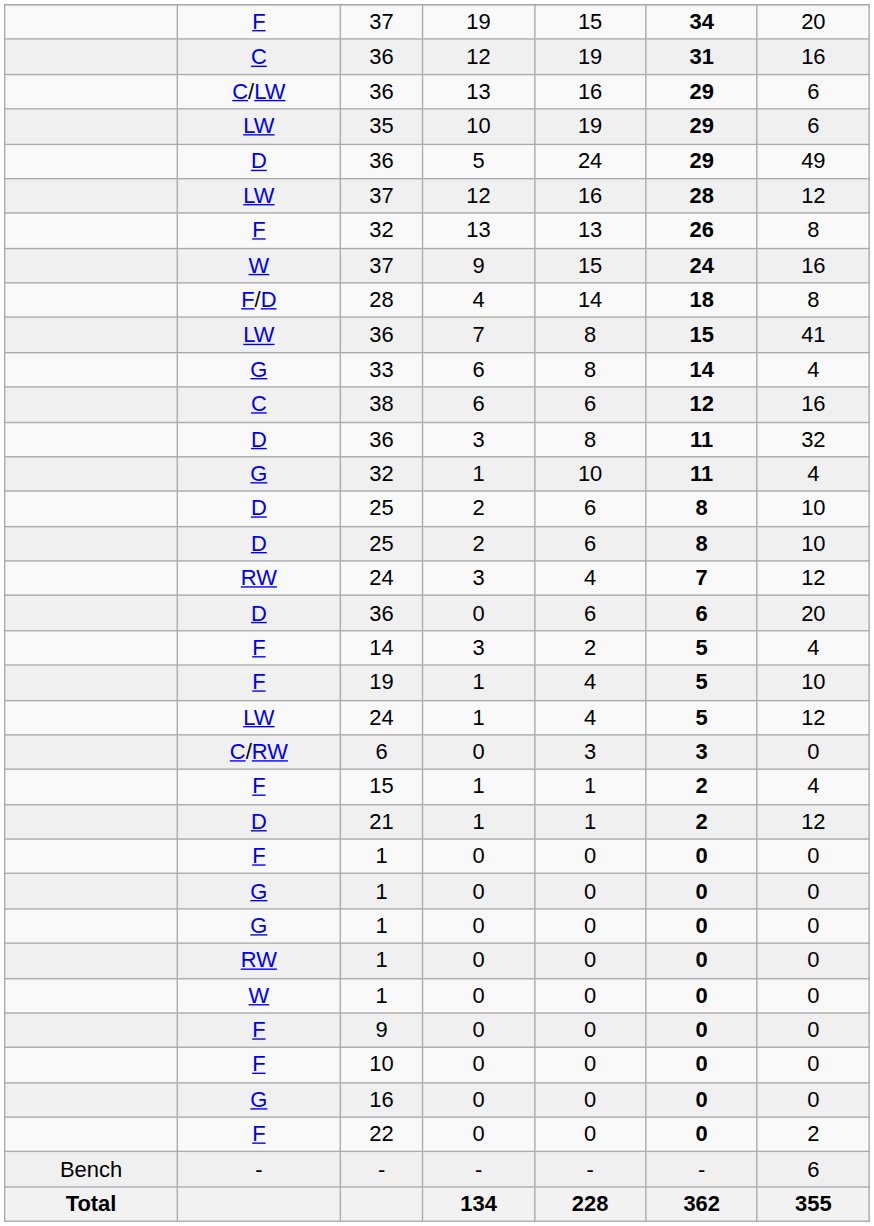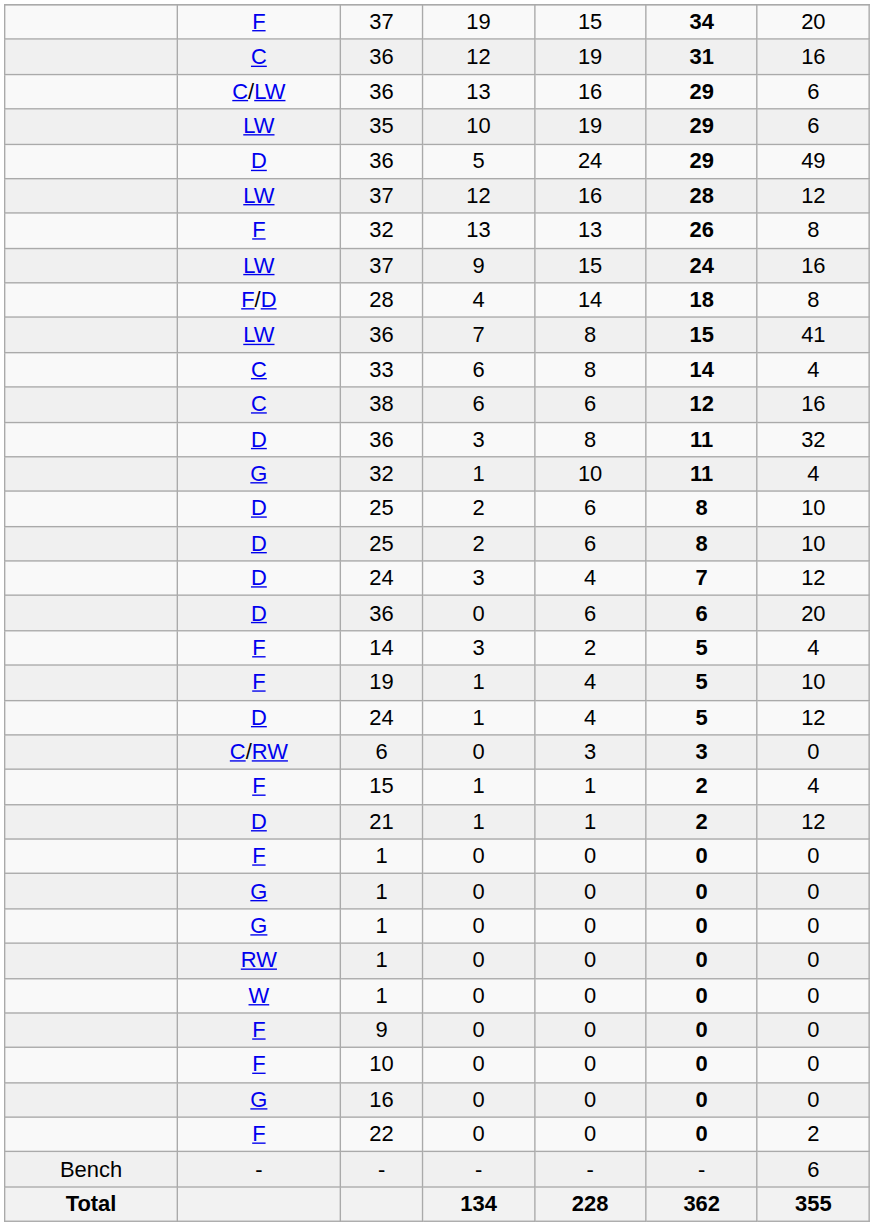(259, 265) W -> (259, 265) LW
(259, 369) G -> (259, 369) C
(259, 578) RW -> (259, 578) D
(259, 717) LW -> (259, 717) D
